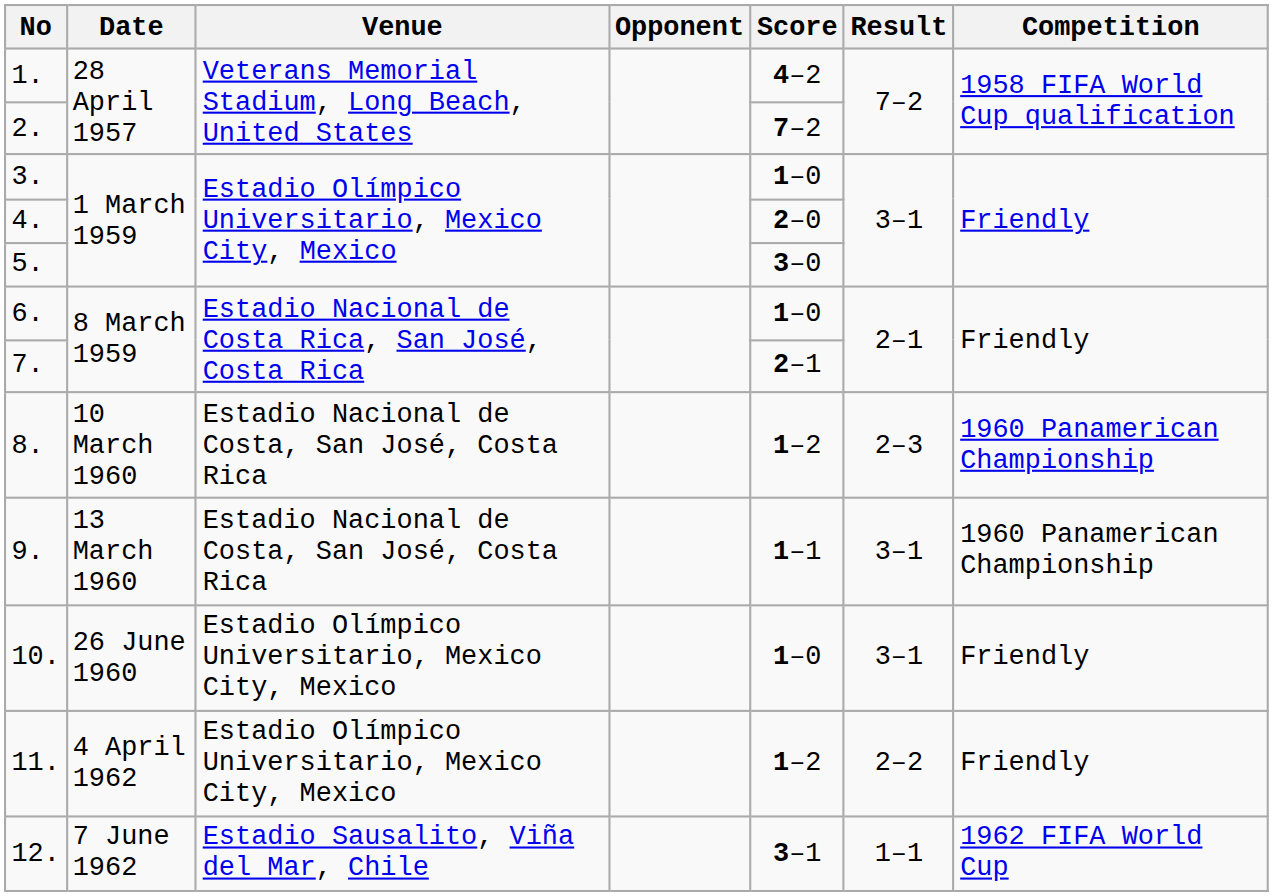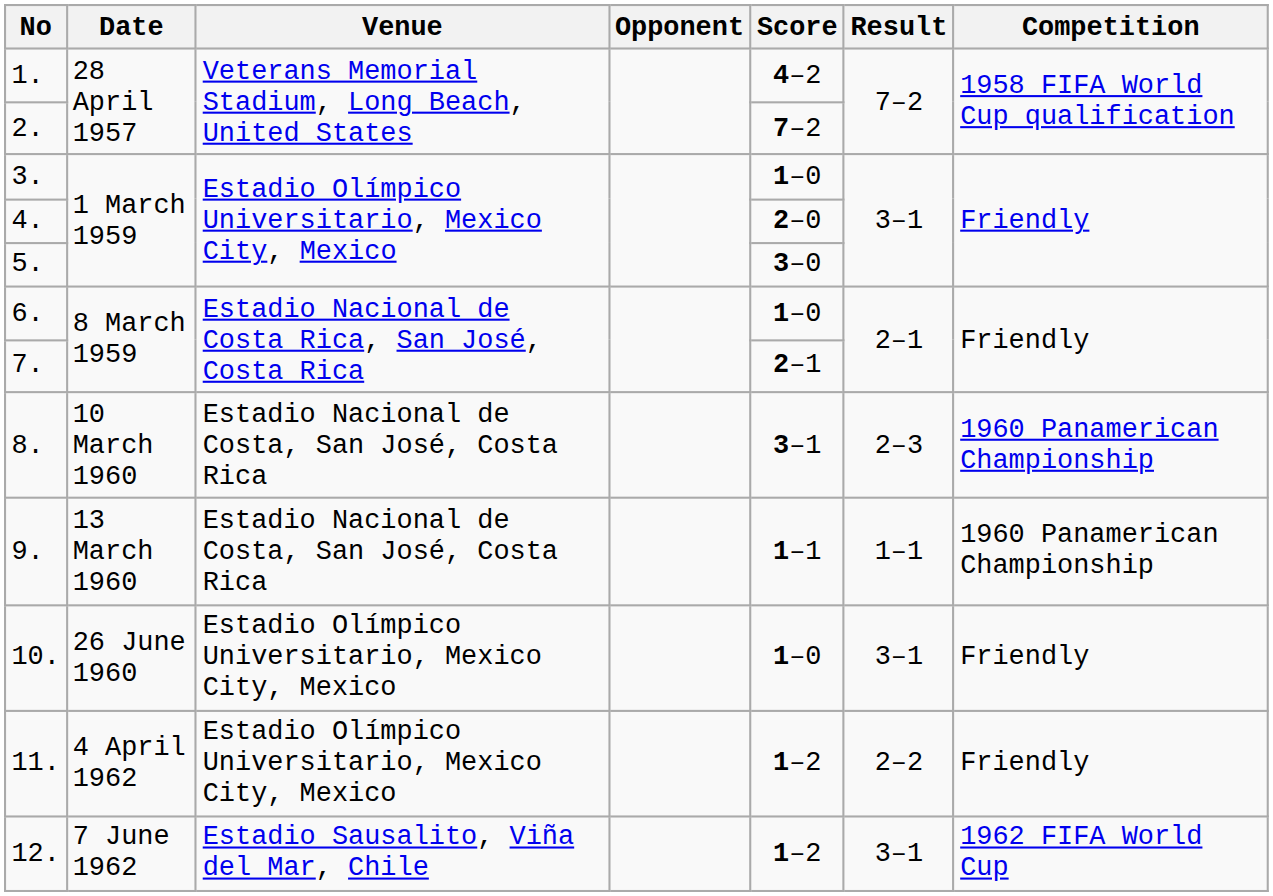(797, 445) 1–2 -> (797, 445) 3–1
(899, 551) 3–1 -> (899, 551) 1–1
(797, 854) 3–1 -> (797, 854) 1–2
(899, 854) 1–1 -> (899, 854) 3–1
